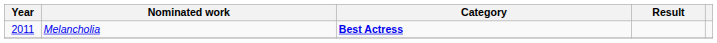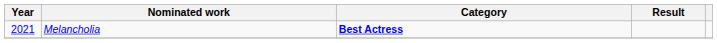(23, 29) 2011 -> (23, 29) 2021
